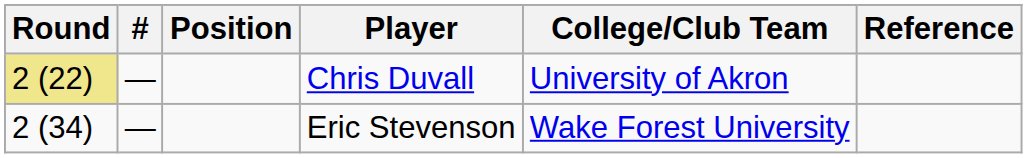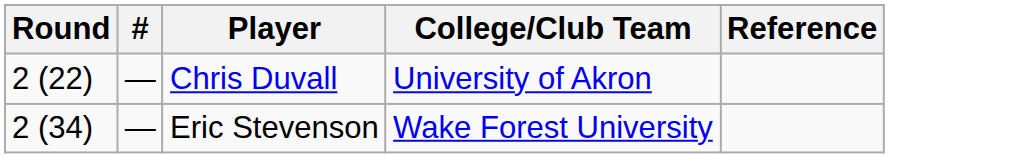- column: (231, 29)
(53, 78) khaki background -> (53, 78) no background
